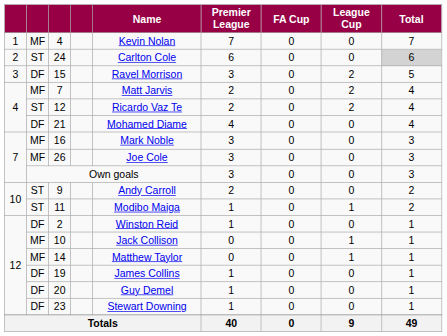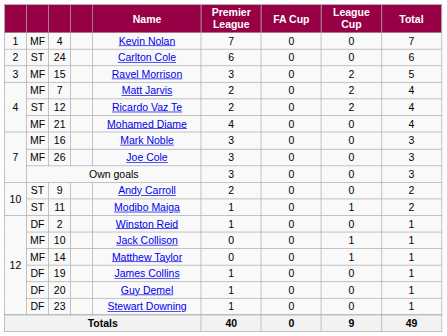(411, 58) lightgrey background -> (411, 58) no background
(38, 74) DF -> (38, 74) MF
(38, 124) DF -> (38, 124) MF
